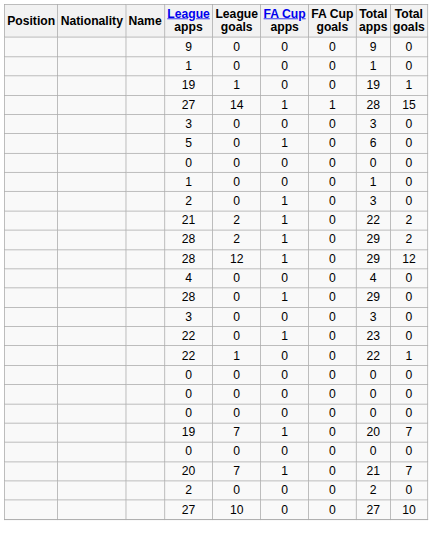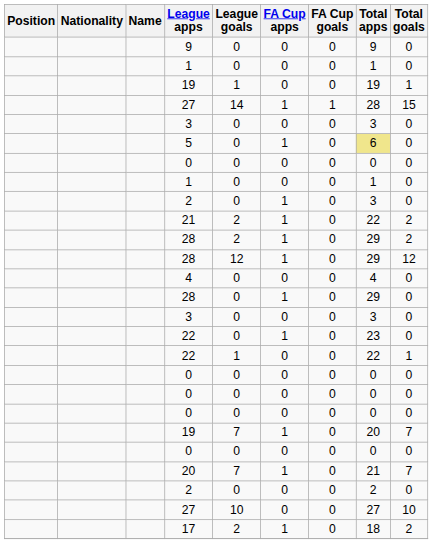(373, 143) no background -> (373, 143) khaki background
+ row: (31, 529)
